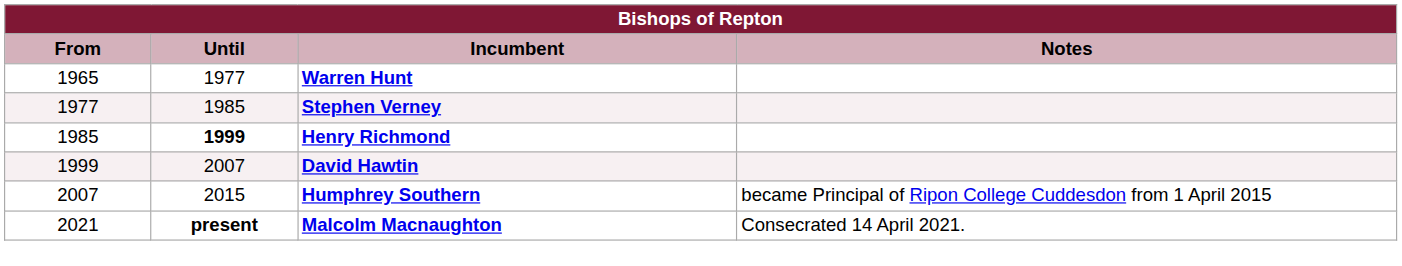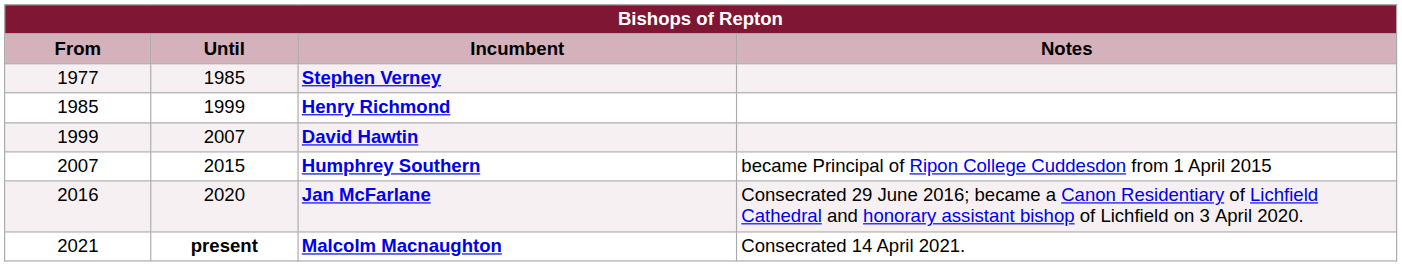- row: (357, 78)
(224, 136) bold -> (224, 107) normal
+ row: (366, 195)
